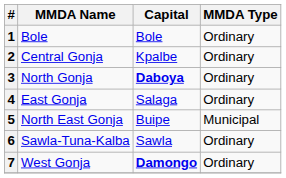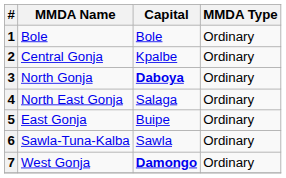(54, 99) East Gonja -> (72, 99) North East Gonja
(72, 120) North East Gonja -> (54, 120) East Gonja
(231, 120) Municipal -> (229, 120) Ordinary
